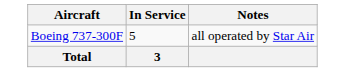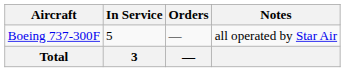+ column: (189, 14)
